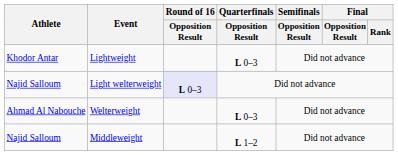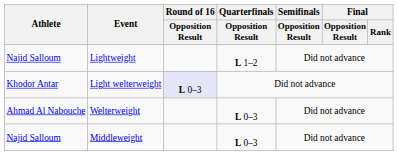(32, 58) Khodor Antar -> (34, 58) Najid Salloum
(246, 64) L 0–3 -> (246, 64) L 1–2
(34, 85) Najid Salloum -> (32, 85) Khodor Antar
(246, 143) L 1–2 -> (246, 143) L 0–3
